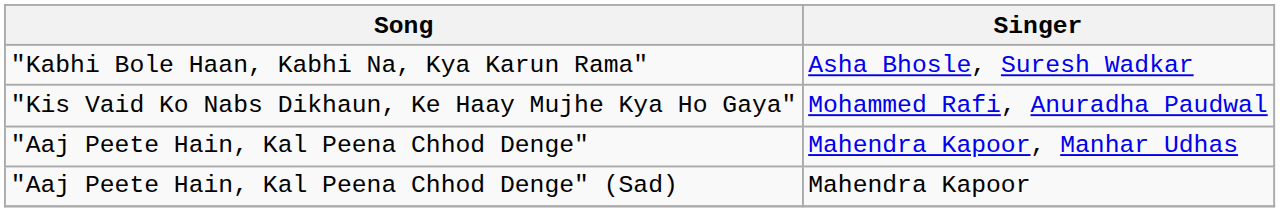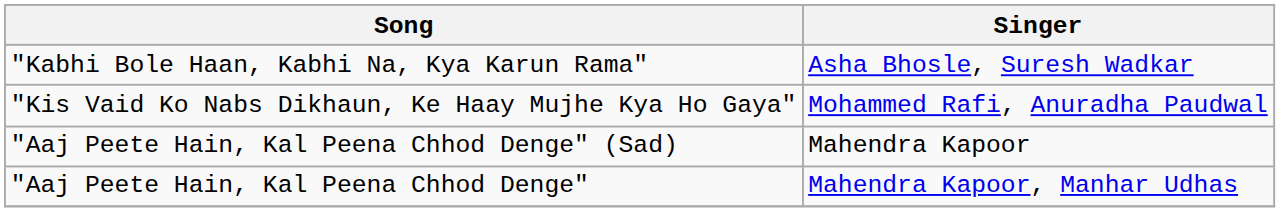rows swapped: (300, 146) <-> (344, 186)
